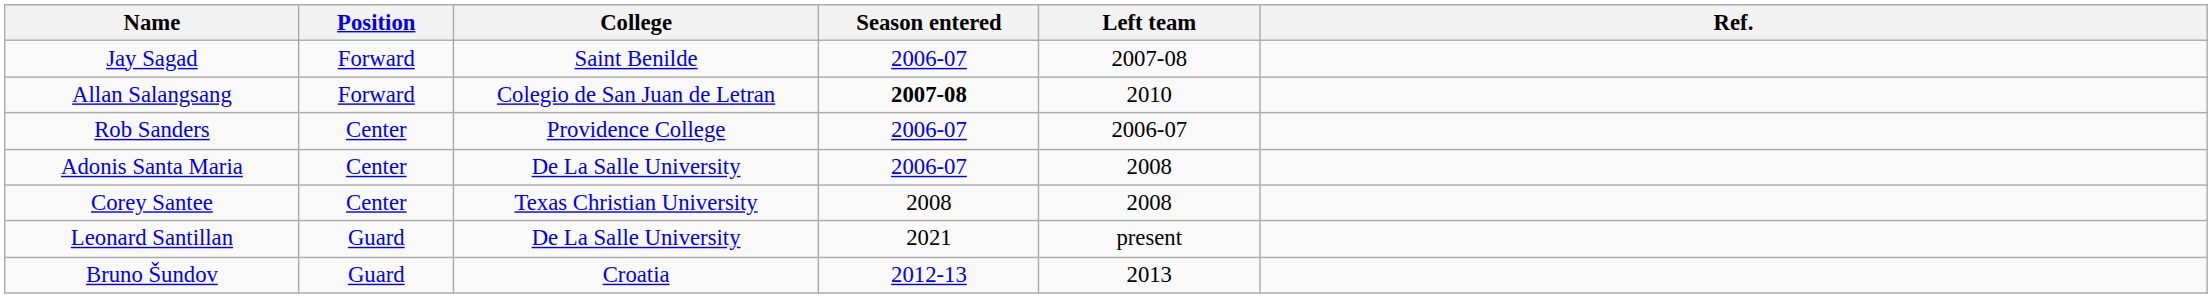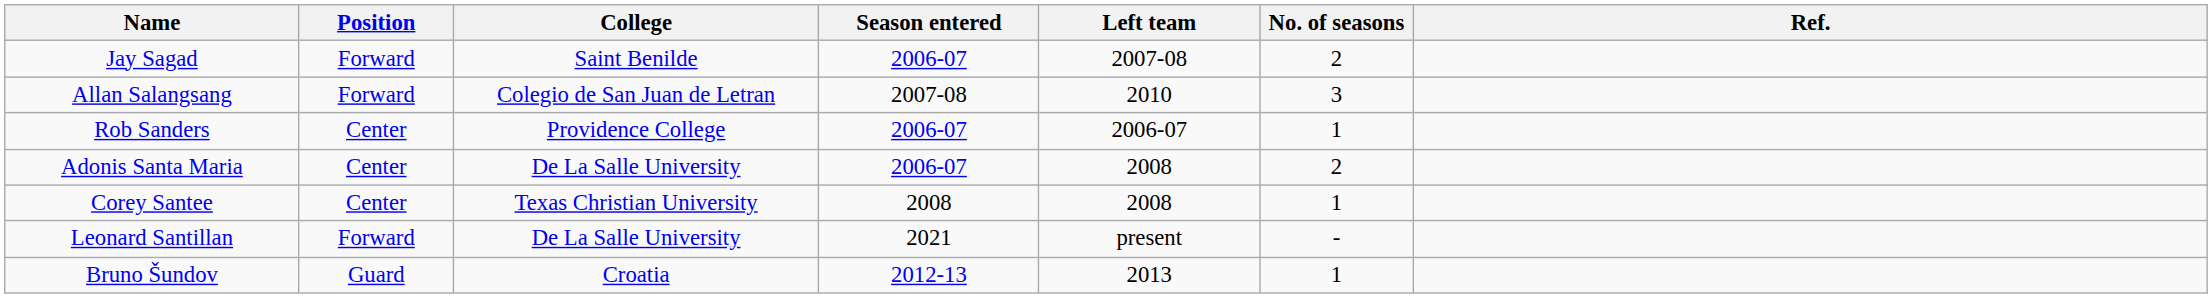+ column: (1336, 22)
(929, 94) bold -> (929, 94) normal
(376, 238) Guard -> (376, 238) Forward
